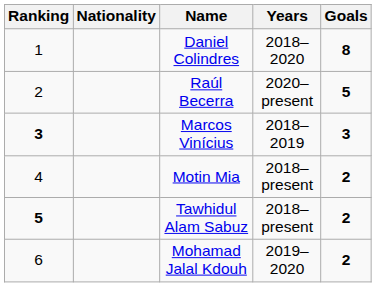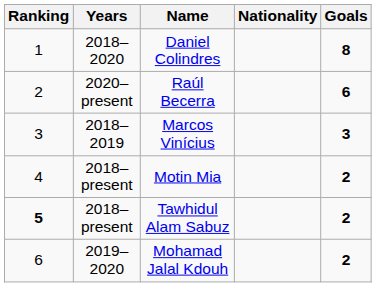columns swapped: (116, 16) <-> (287, 16)
(346, 92) 5 -> (346, 92) 6
(39, 134) bold -> (39, 134) normal
